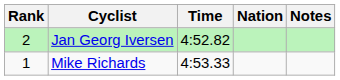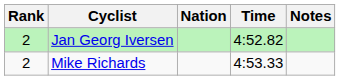columns swapped: (260, 16) <-> (205, 16)
(26, 63) 1 -> (26, 63) 2
